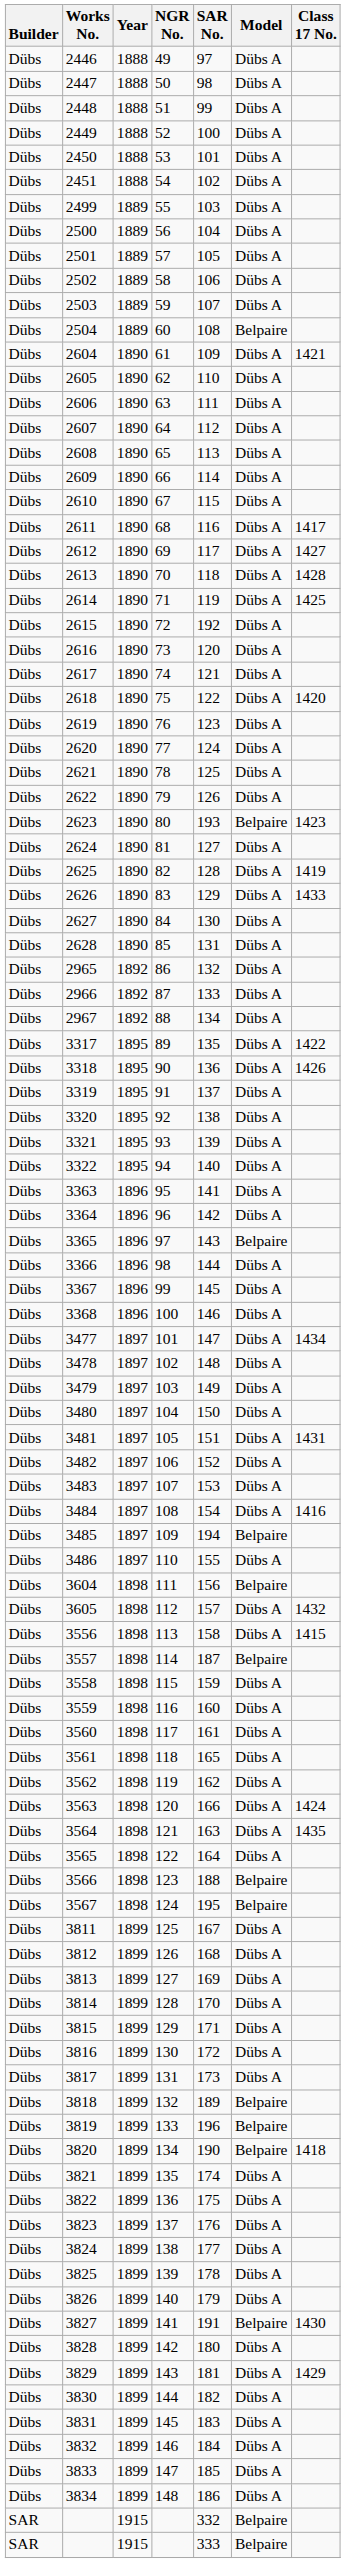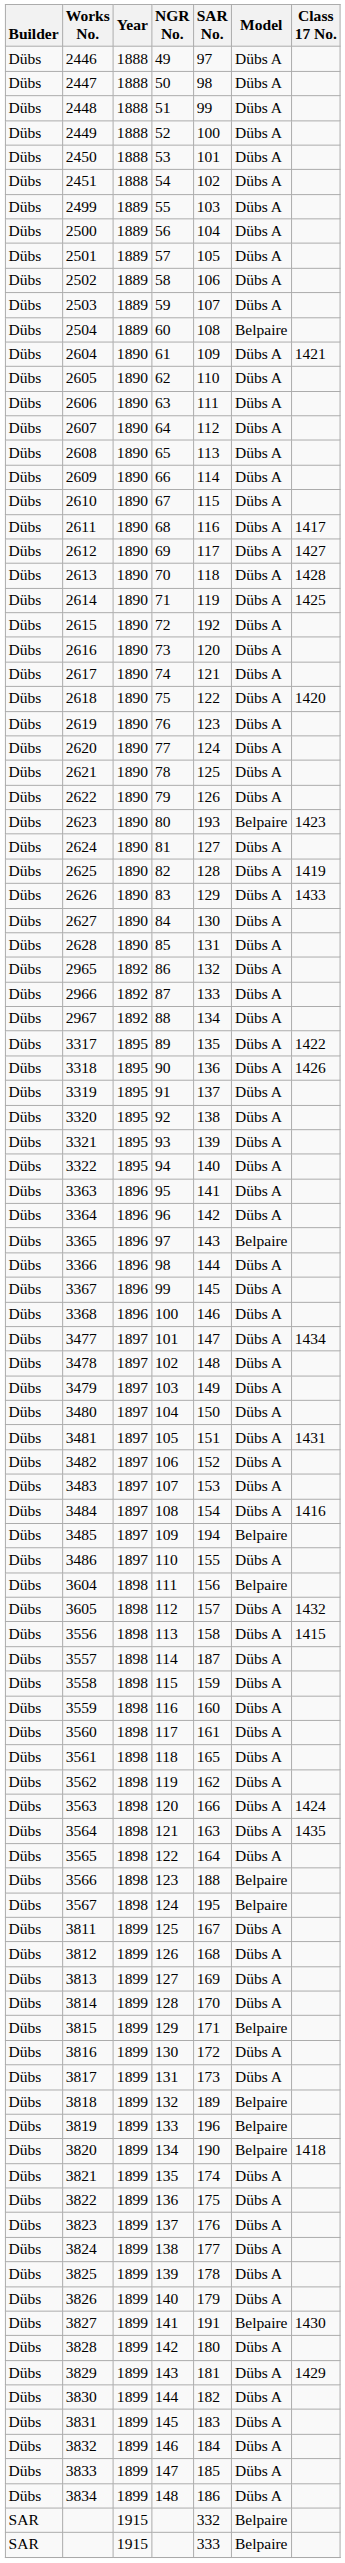(261, 1658) Belpaire -> (258, 1658) Dübs A
(258, 2027) Dübs A -> (261, 2027) Belpaire
